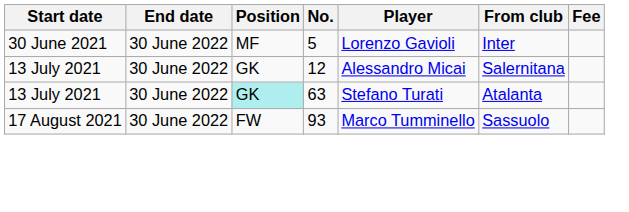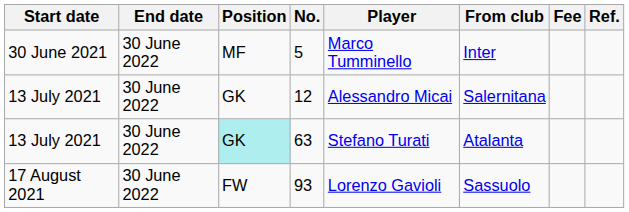+ column: (604, 17)
(398, 43) Lorenzo Gavioli -> (370, 52) Marco Tumminello
(408, 120) Marco Tumminello -> (385, 185) Lorenzo Gavioli
